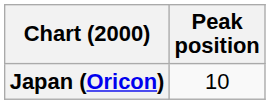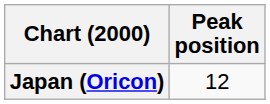(217, 81) 10 -> (217, 81) 12
